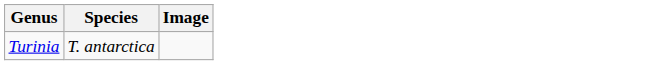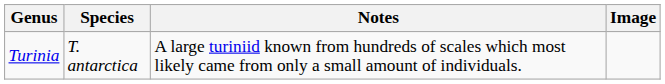+ column: (378, 18)
